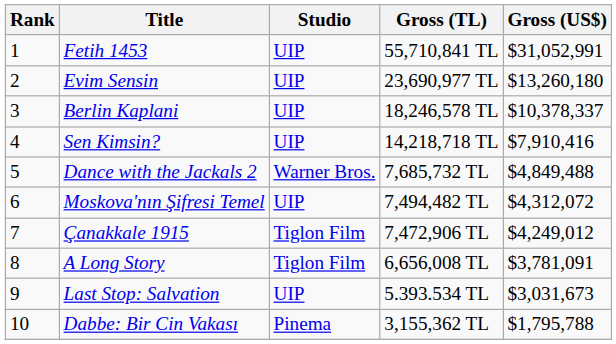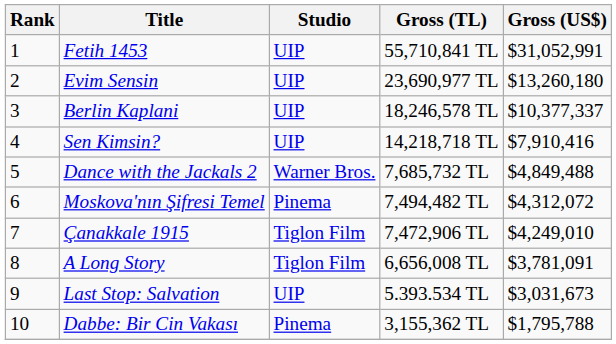(555, 111) $10,378,337 -> (555, 111) $10,377,337
(289, 202) UIP -> (302, 202) Pinema
(551, 232) $4,249,012 -> (551, 232) $4,249,010
